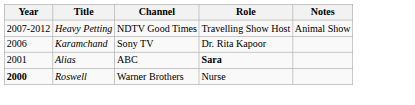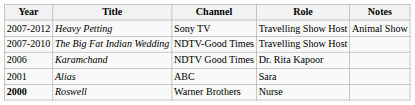(157, 28) NDTV Good Times -> (192, 28) Sony TV
+ row: (112, 44)
(135, 44) Sony TV -> (214, 60) NDTV Good Times
(212, 60) bold -> (268, 76) normal
